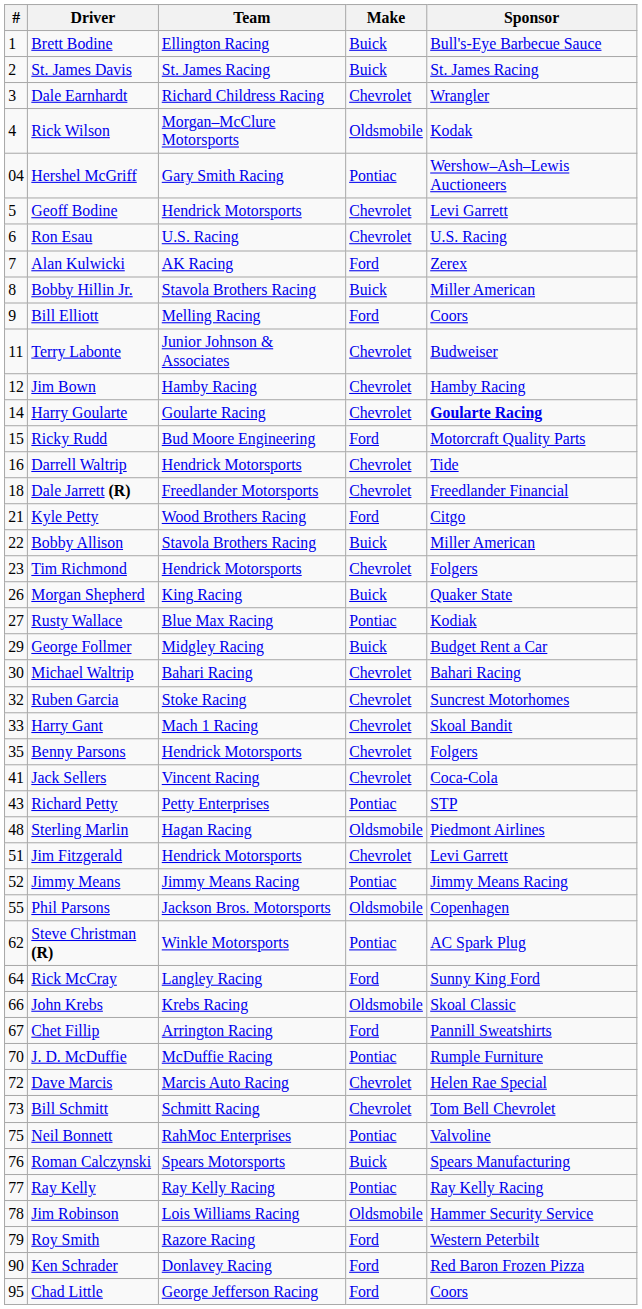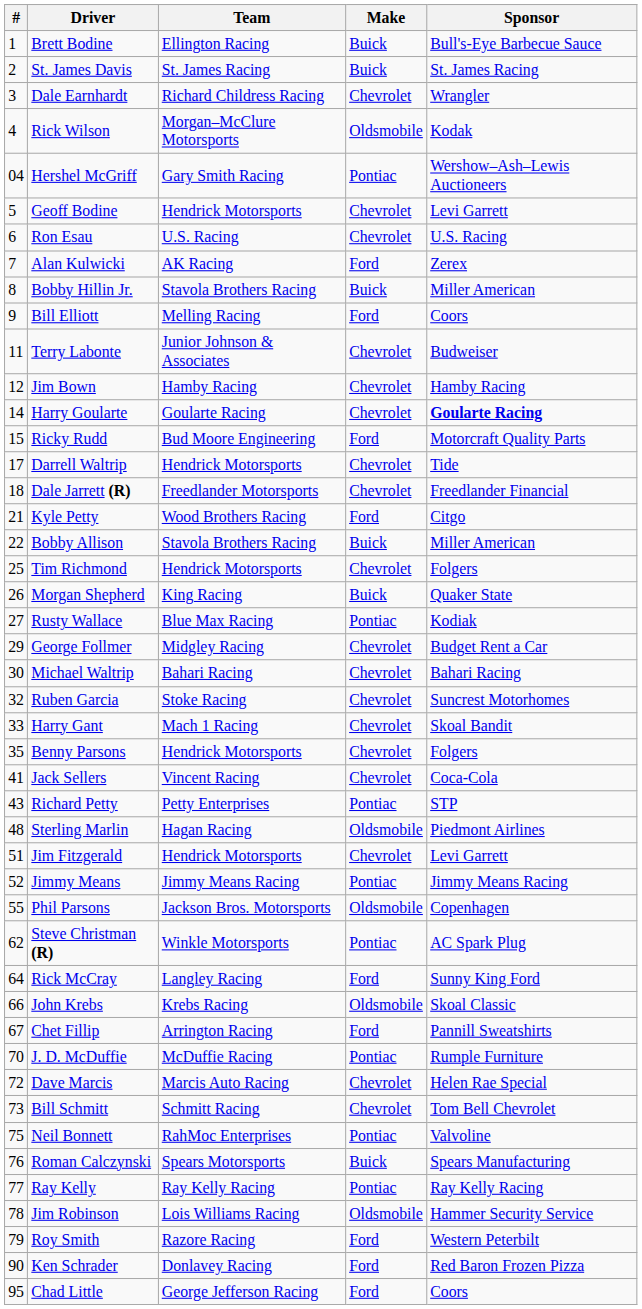(16, 464) 16 -> (16, 464) 17
(16, 569) 23 -> (16, 569) 25
(368, 647) Buick -> (380, 647) Chevrolet
